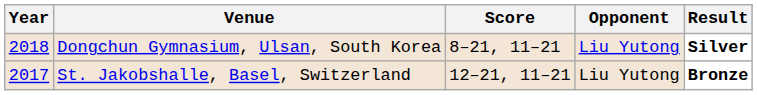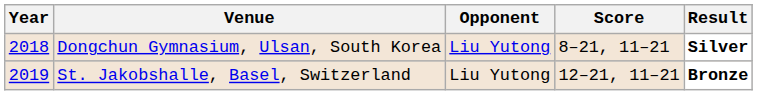columns swapped: (629, 19) <-> (510, 19)
(29, 75) 2017 -> (29, 75) 2019
